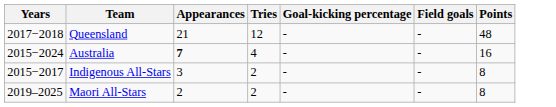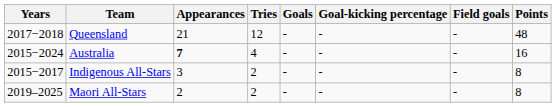+ column: (298, 14)
